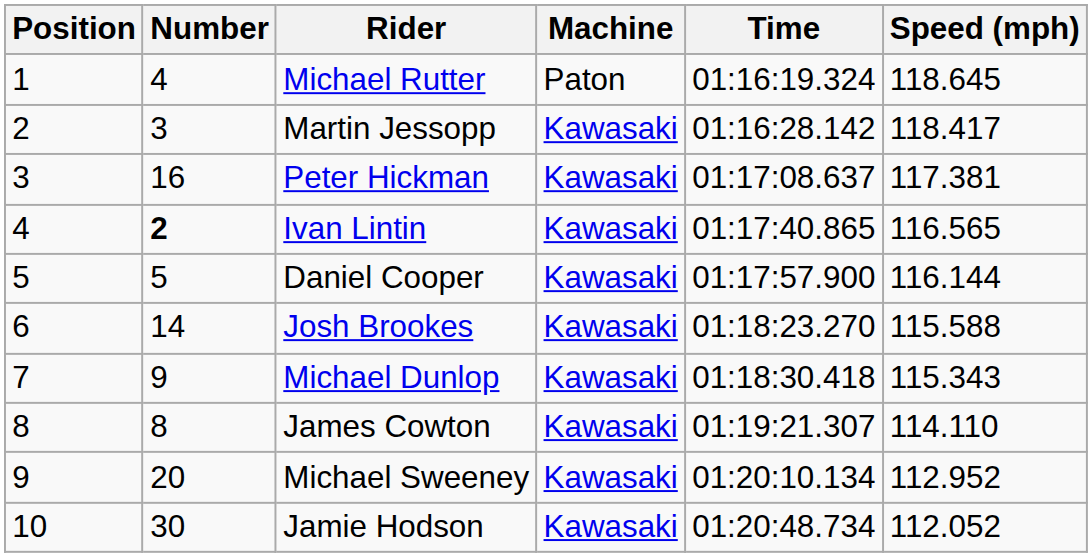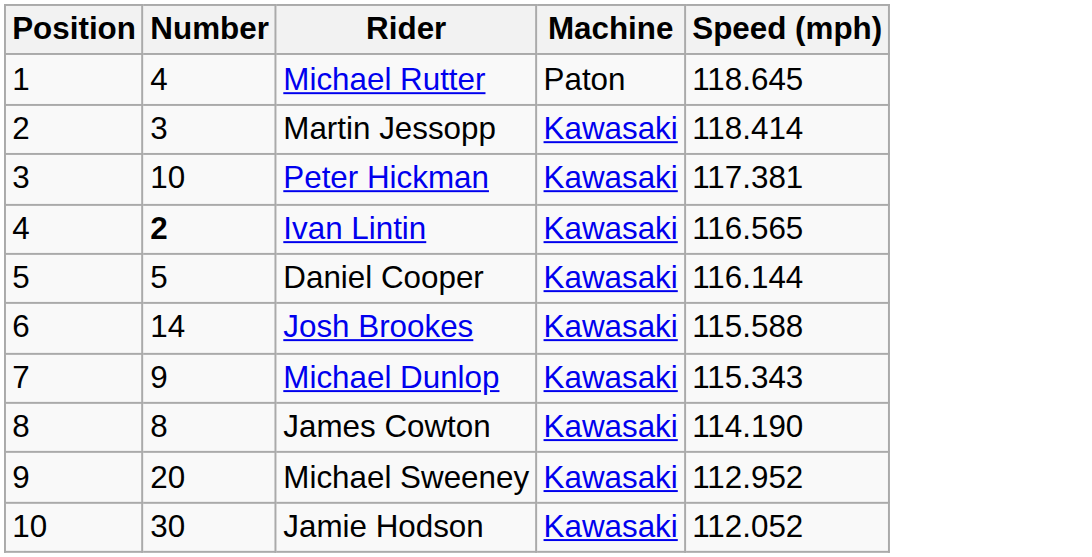- column: (784, 29)
(945, 128) 118.417 -> (748, 128) 118.414
(168, 178) 16 -> (168, 178) 10
(944, 427) 114.110 -> (748, 427) 114.190
